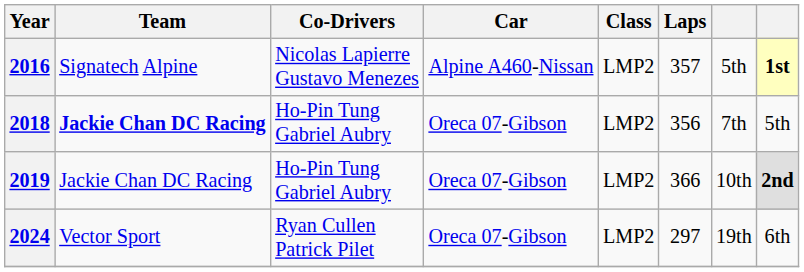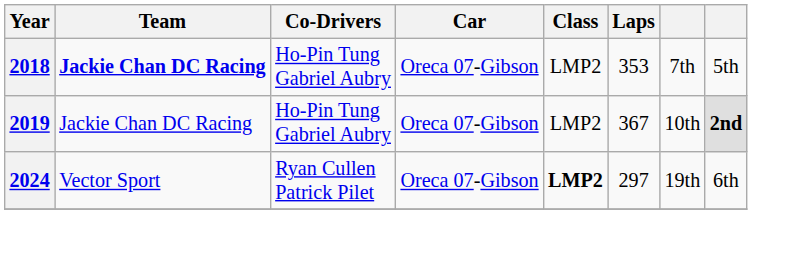- row: (30, 66)
(685, 123) 356 -> (634, 66) 353
(685, 180) 366 -> (634, 123) 367
(629, 237) normal -> (575, 180) bold
